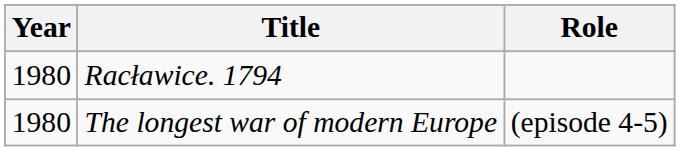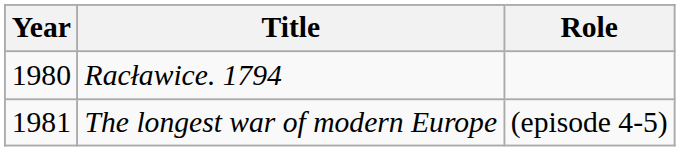(41, 121) 1980 -> (41, 121) 1981
